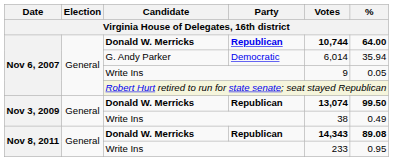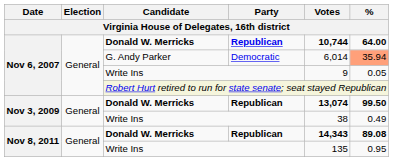(374, 57) no background -> (374, 57) lightsalmon background
(340, 149) 233 -> (340, 149) 135
